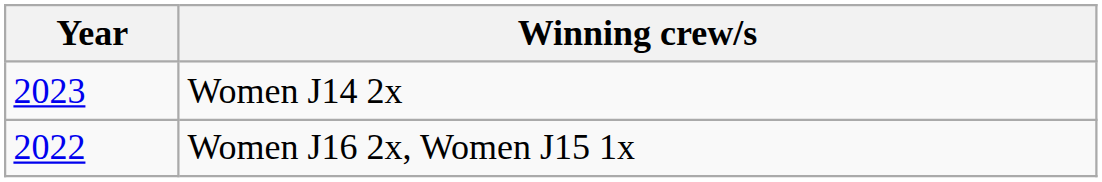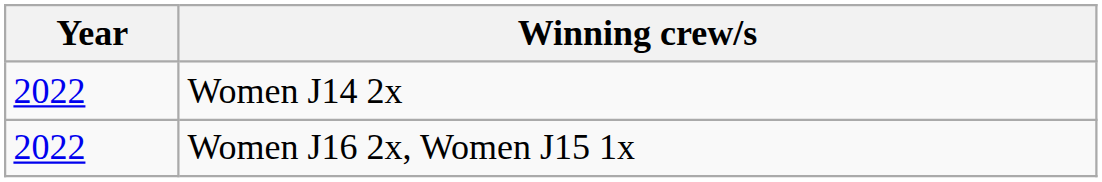(49, 90) 2023 -> (49, 90) 2022
